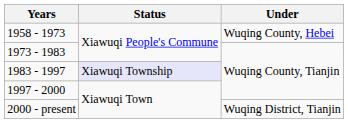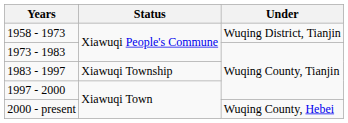(279, 33) Wuqing County, Hebei -> (282, 33) Wuqing District, Tianjin
(127, 71) lavender background -> (127, 71) no background
(282, 109) Wuqing District, Tianjin -> (279, 109) Wuqing County, Hebei
